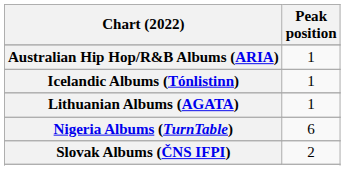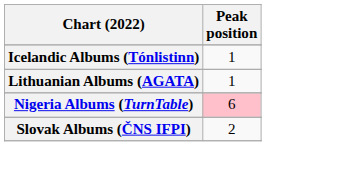- row: (143, 57)
(311, 128) no background -> (232, 104) pink background
